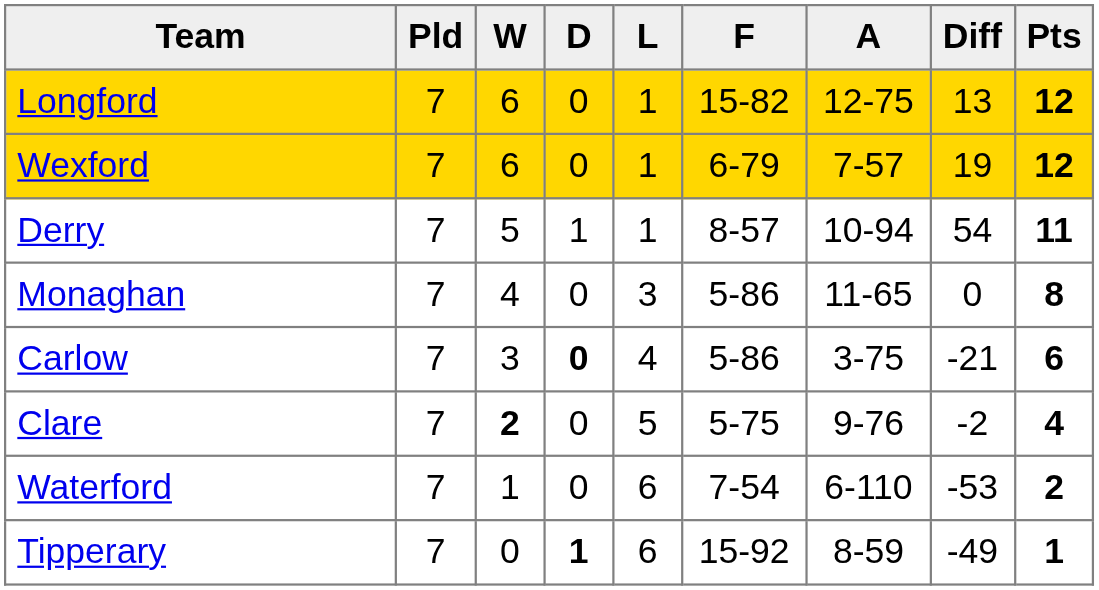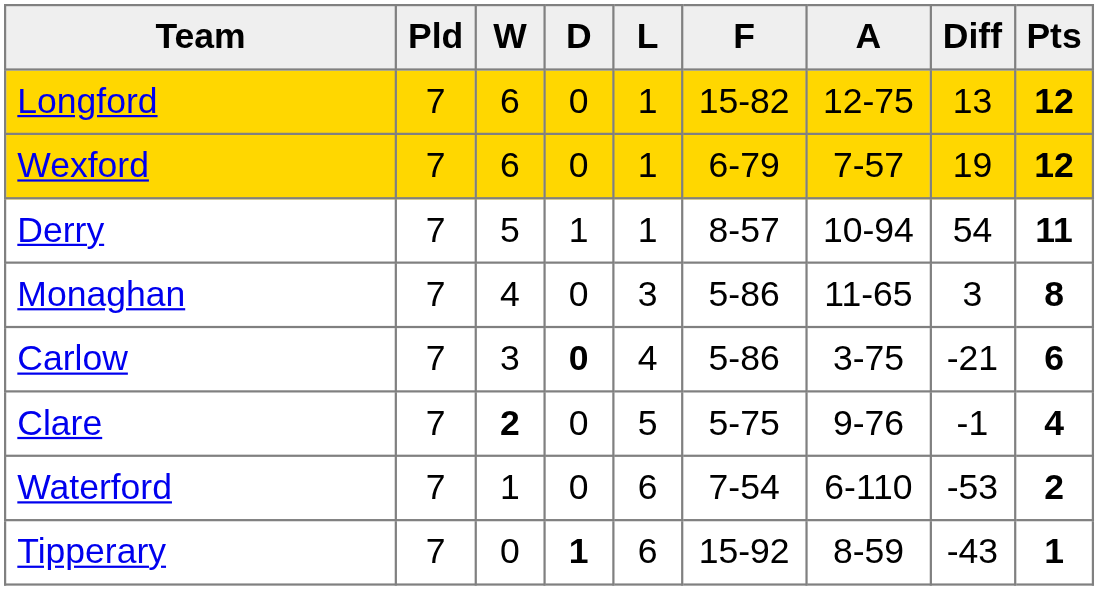(972, 294) 0 -> (972, 294) 3
(972, 422) -2 -> (972, 422) -1
(972, 551) -49 -> (972, 551) -43
